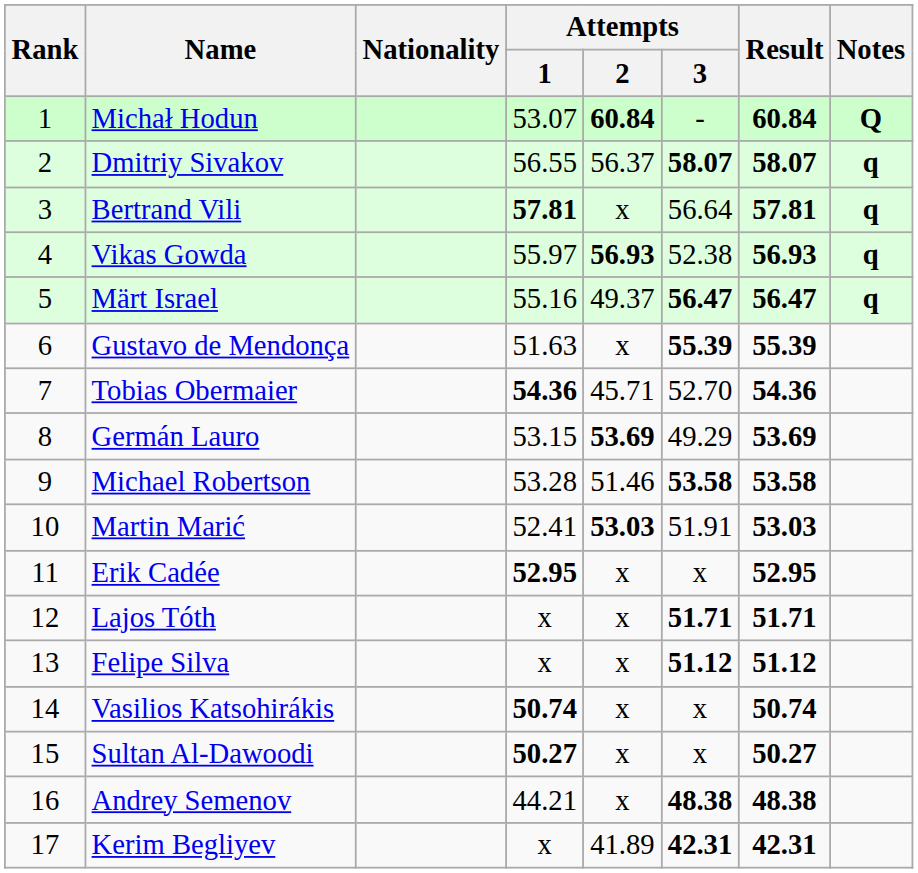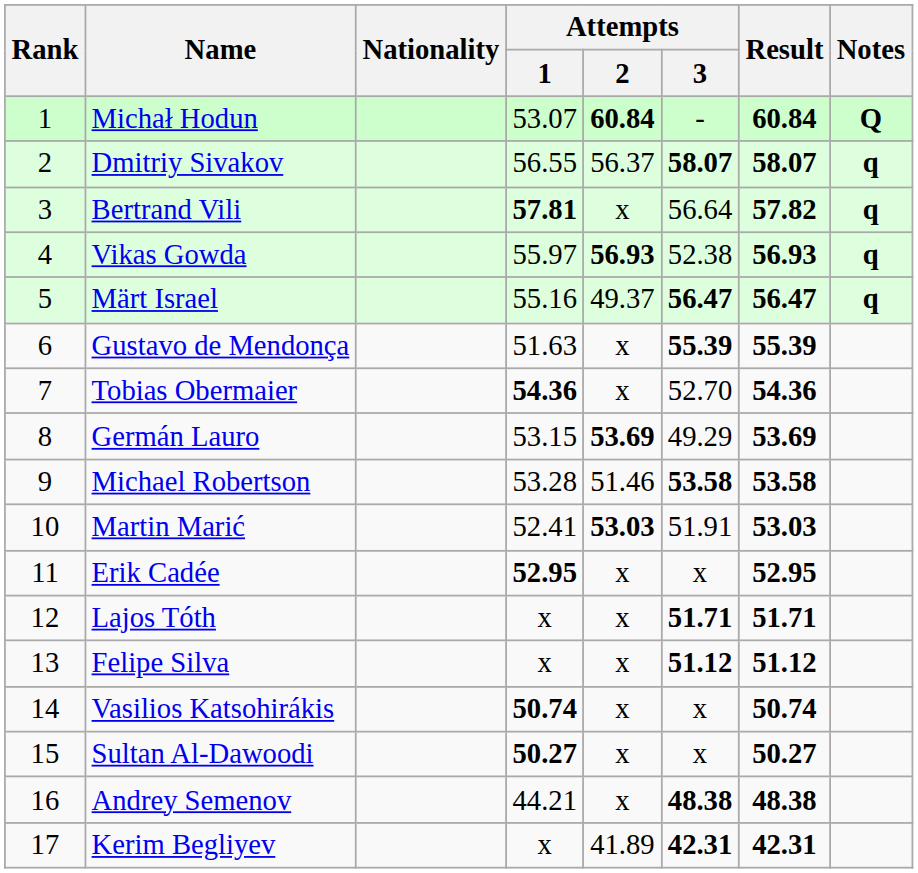(784, 208) 57.81 -> (784, 208) 57.82
(622, 390) 45.71 -> (622, 390) x
